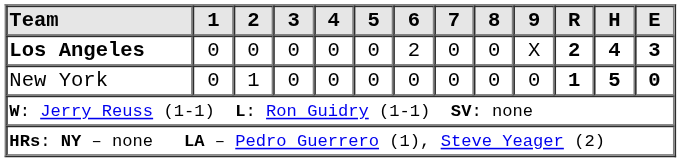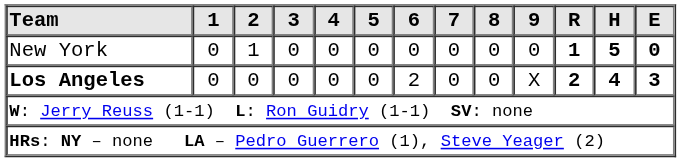rows swapped: (59, 81) <-> (77, 51)
